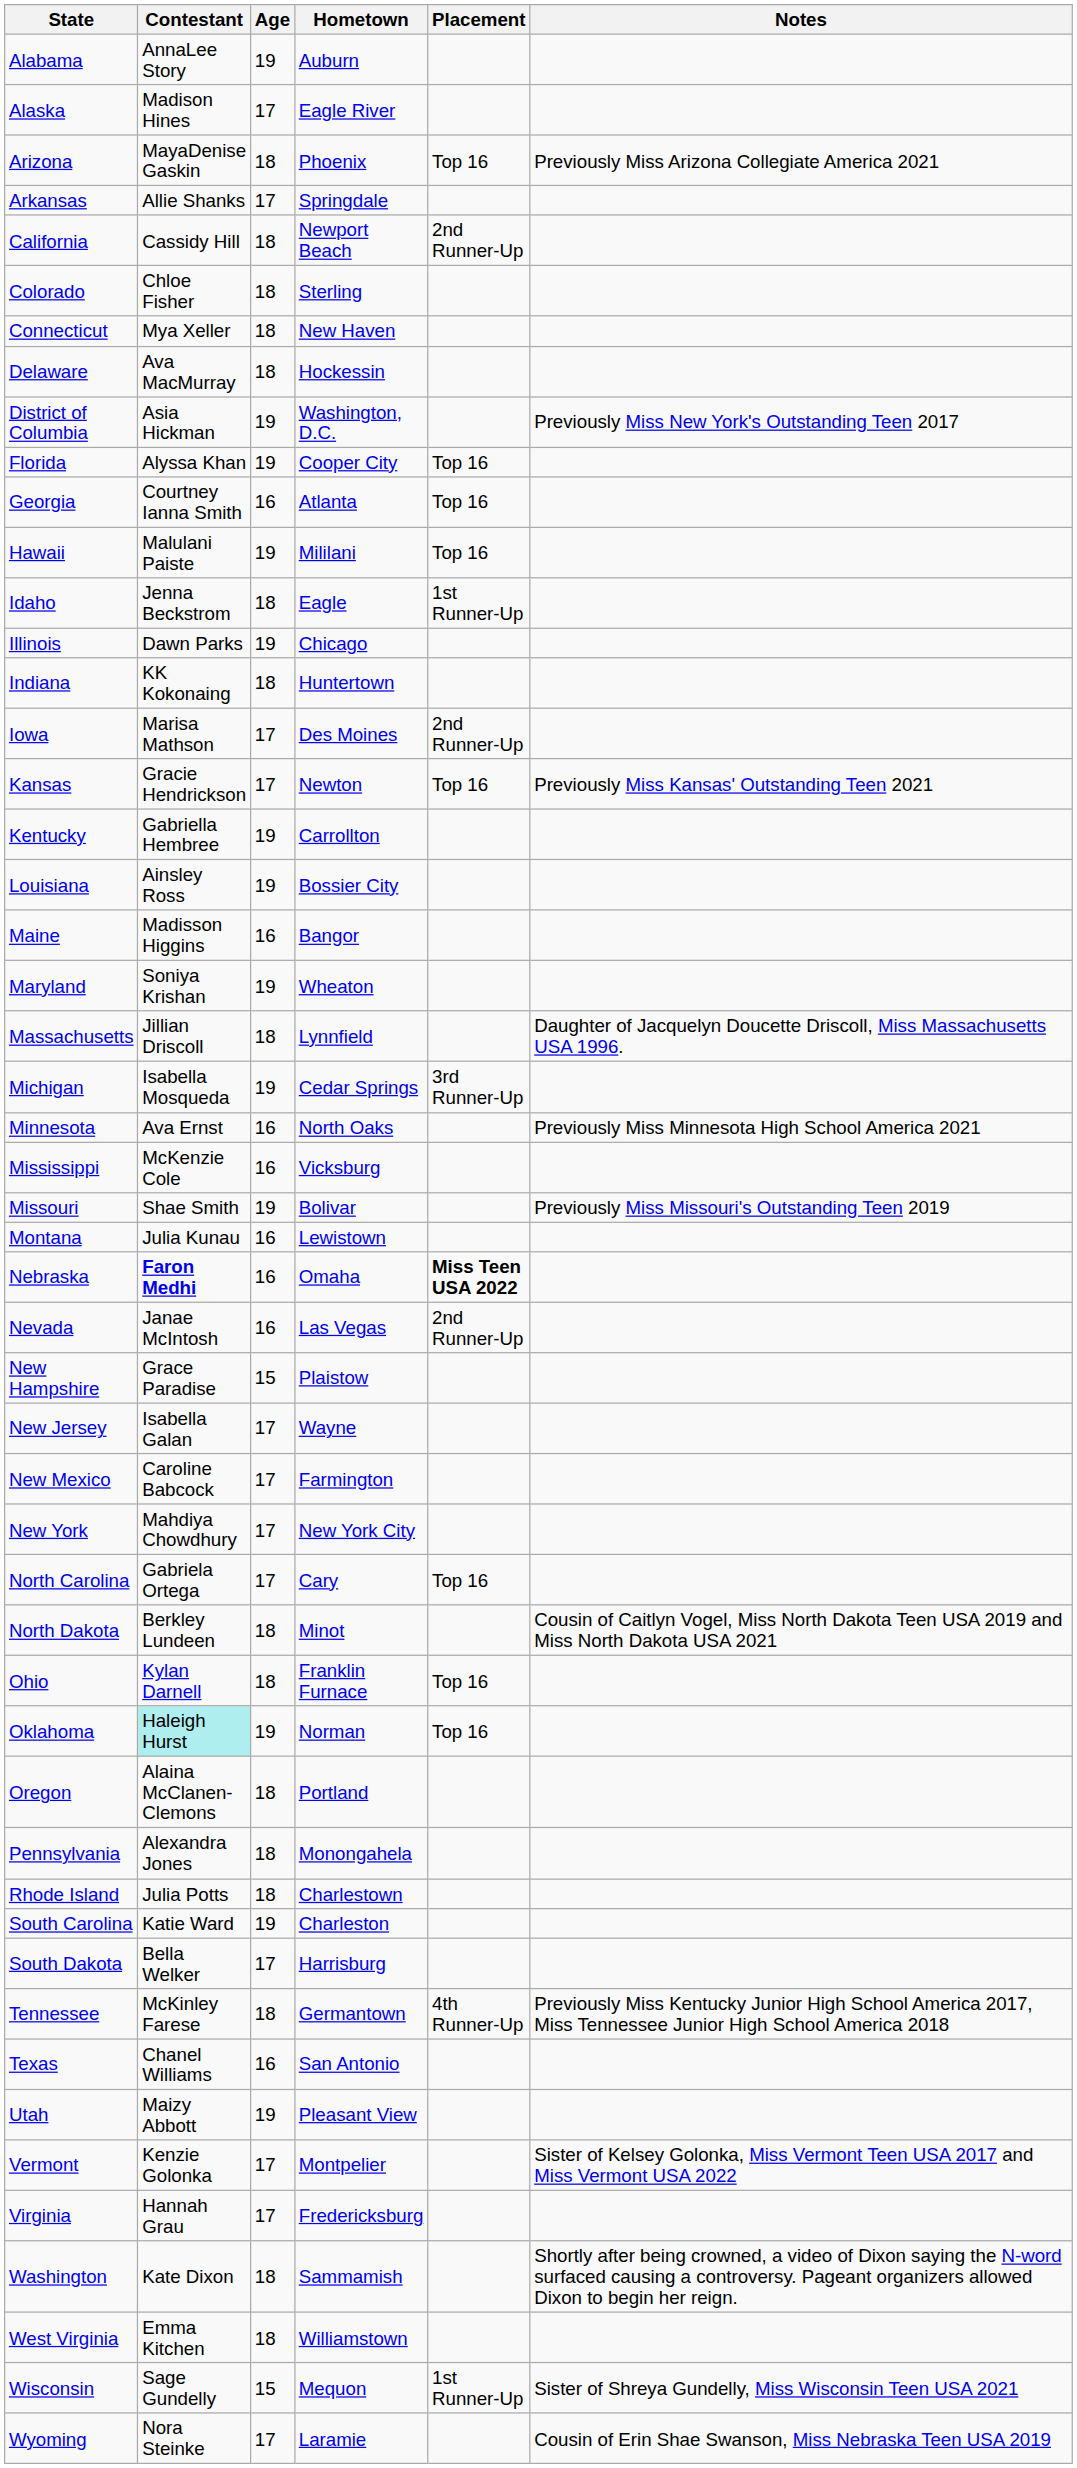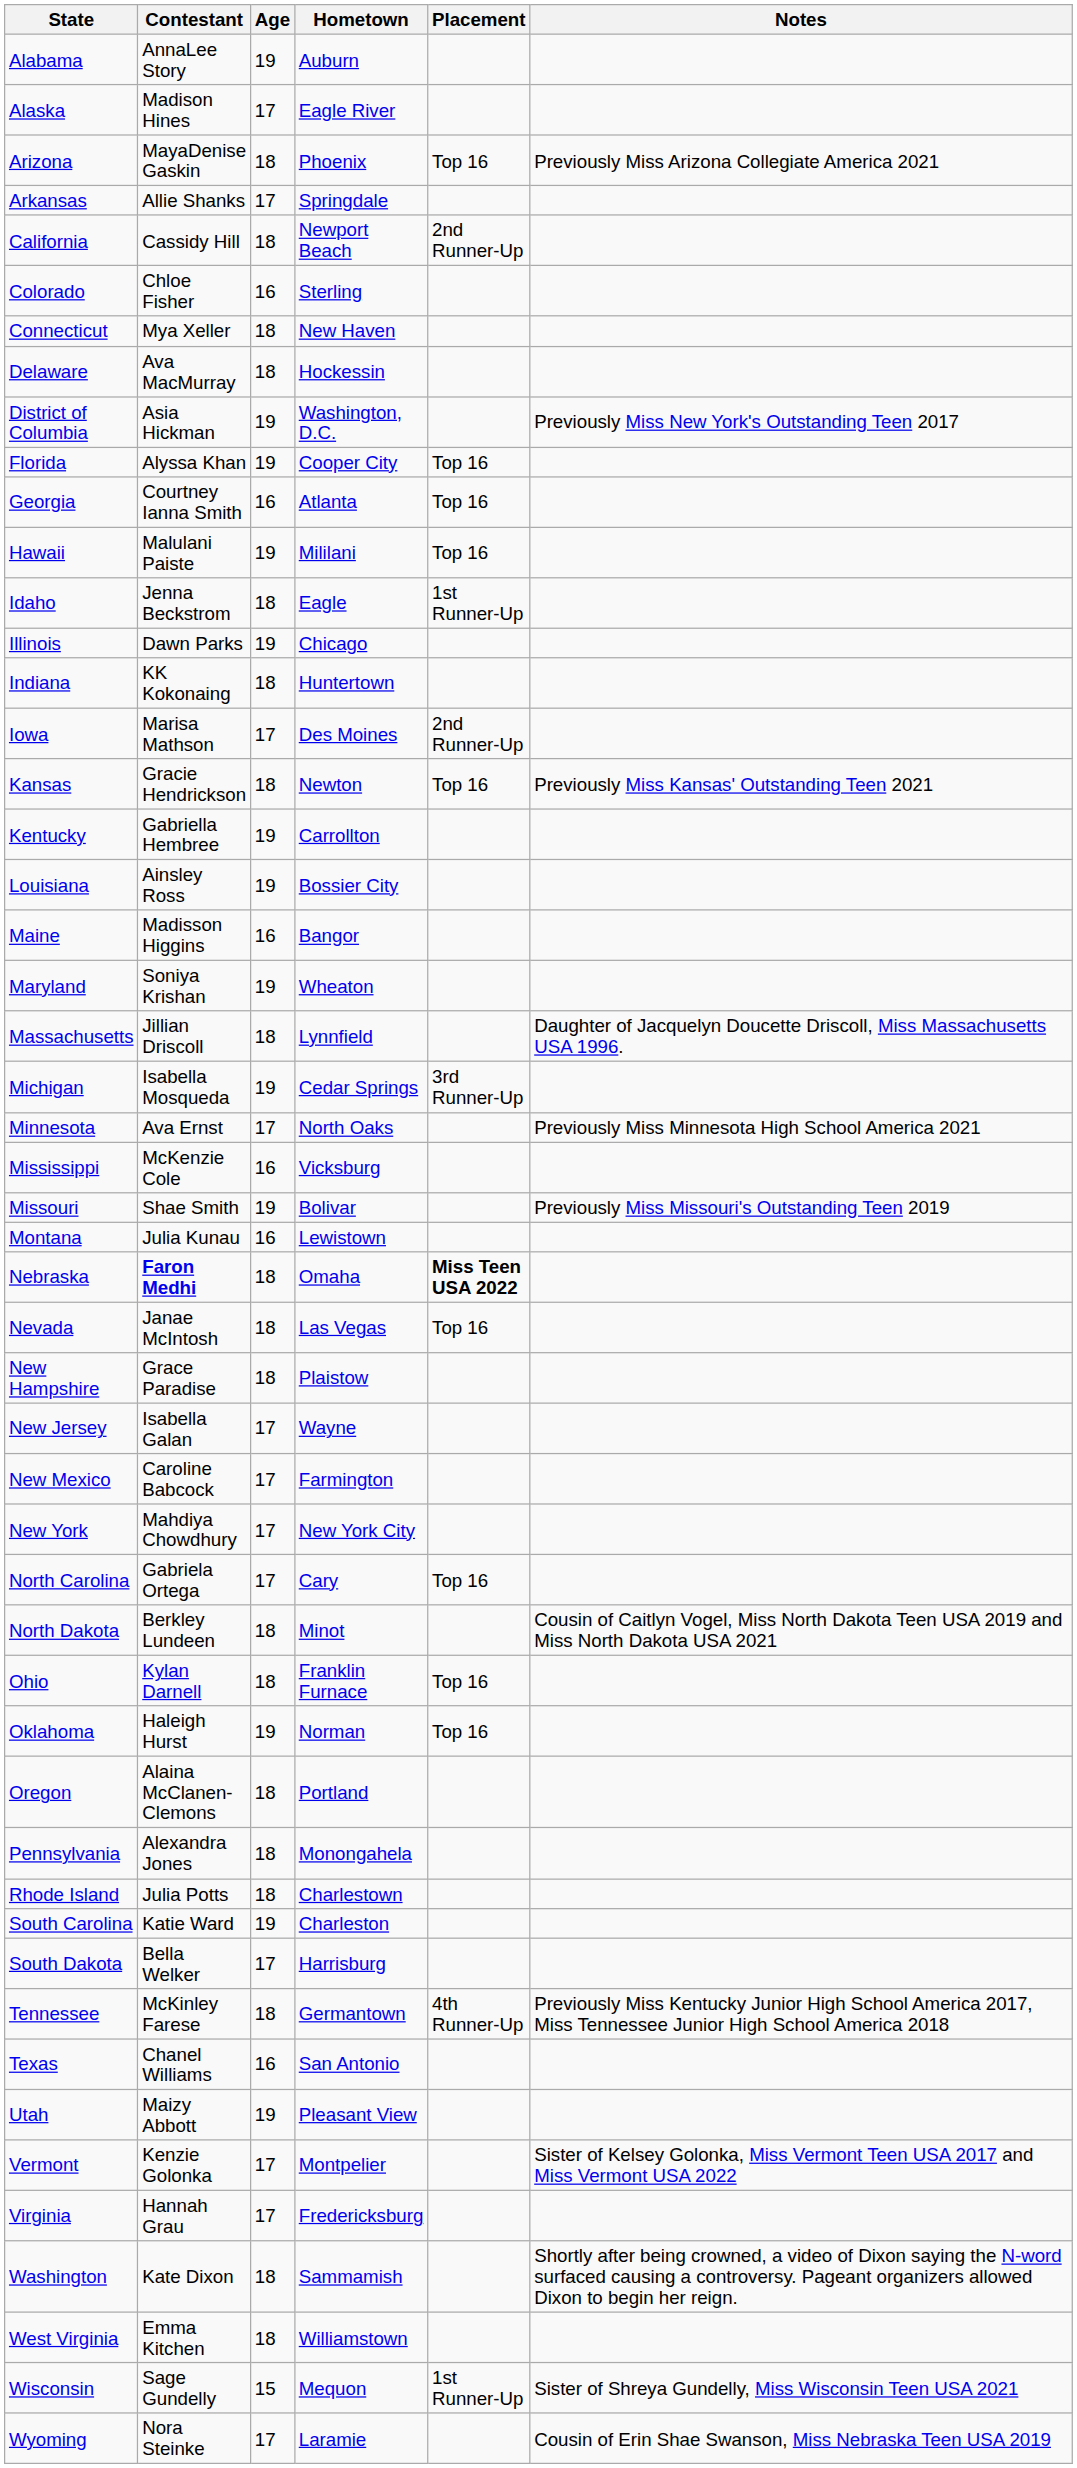(265, 291) 18 -> (265, 291) 16
(265, 784) 17 -> (265, 784) 18
(265, 1127) 16 -> (265, 1127) 17
(265, 1277) 16 -> (265, 1277) 18
(265, 1327) 16 -> (265, 1327) 18
(478, 1327) 2nd Runner-Up -> (460, 1327) Top 16
(265, 1378) 15 -> (265, 1378) 18
(174, 1732) paleturquoise background -> (174, 1732) no background
